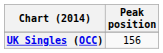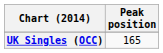(132, 40) 156 -> (132, 40) 165
